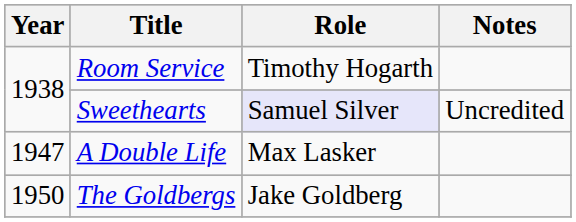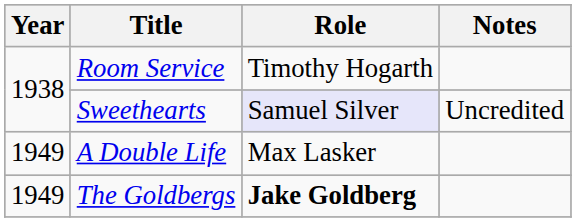(38, 152) 1947 -> (38, 152) 1949
(38, 195) 1950 -> (38, 195) 1949
(325, 195) normal -> (332, 195) bold
